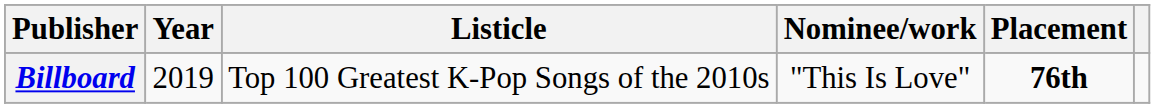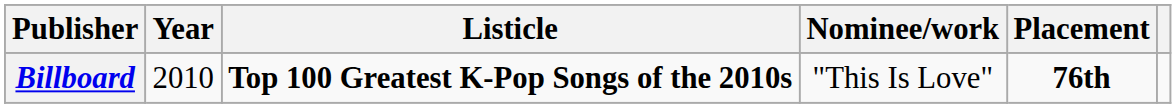(183, 77) 2019 -> (183, 77) 2010
(499, 77) normal -> (510, 77) bold
